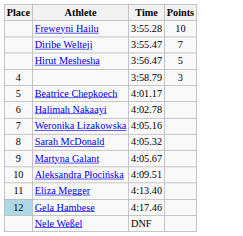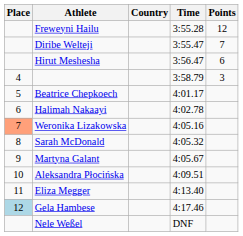+ column: (150, 12)
(180, 28) 10 -> (222, 28) 12
(180, 61) 5 -> (222, 61) 6
(18, 126) no background -> (18, 126) lightsalmon background
